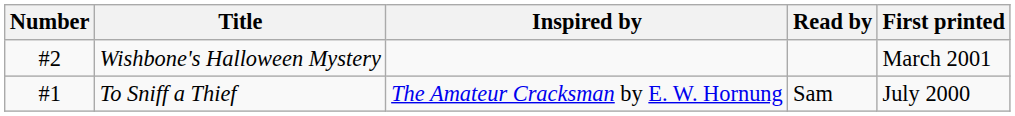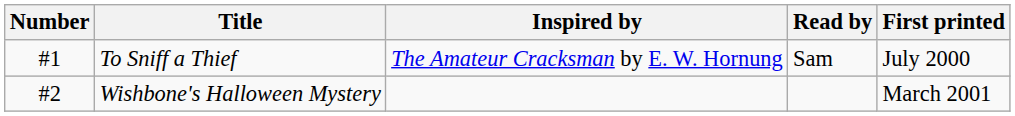rows swapped: (168, 93) <-> (240, 57)
